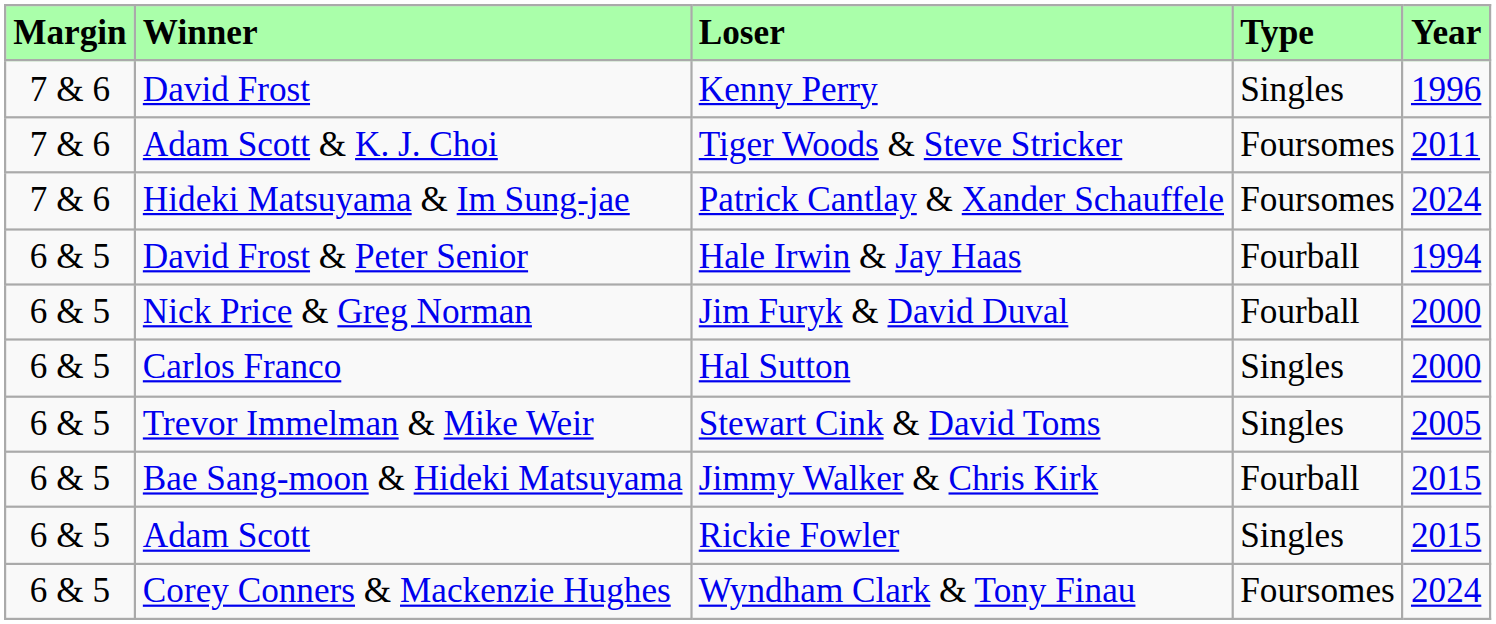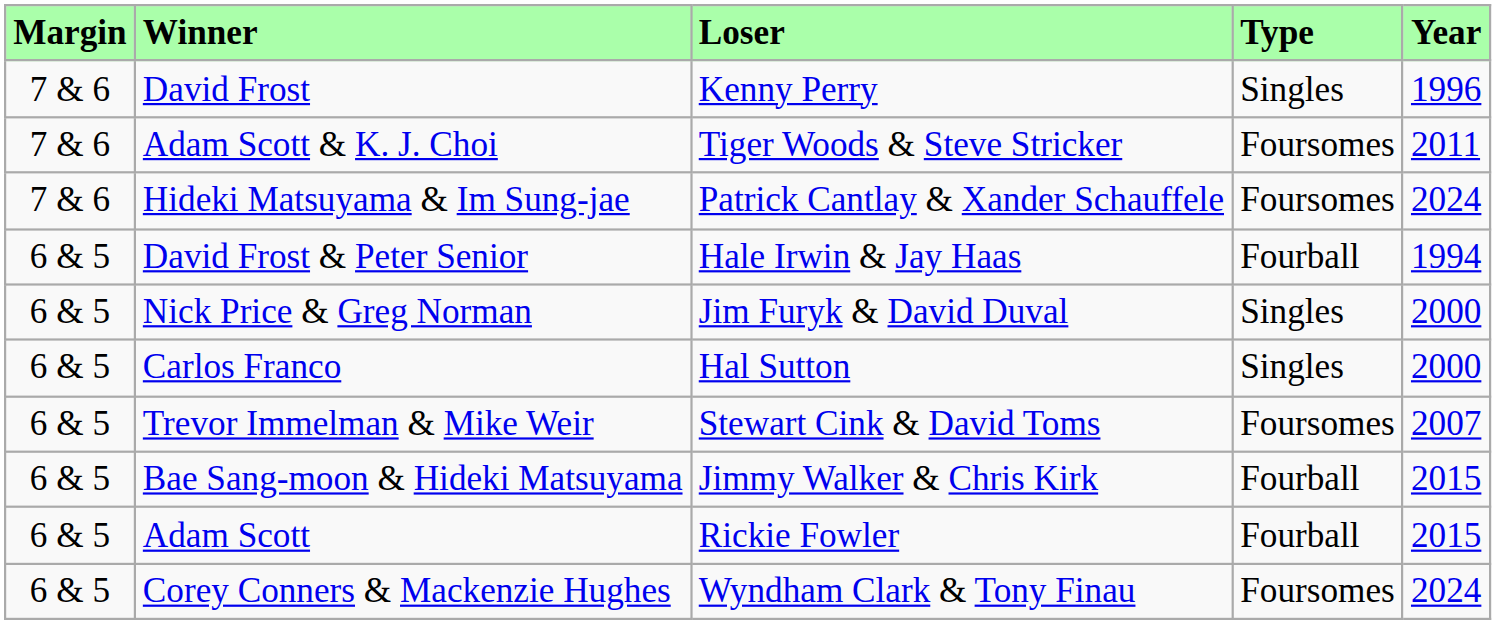(1300, 311) Fourball -> (1292, 311) Singles
(1292, 423) Singles -> (1317, 423) Foursomes
(1446, 423) 2005 -> (1446, 423) 2007
(1292, 534) Singles -> (1300, 534) Fourball
